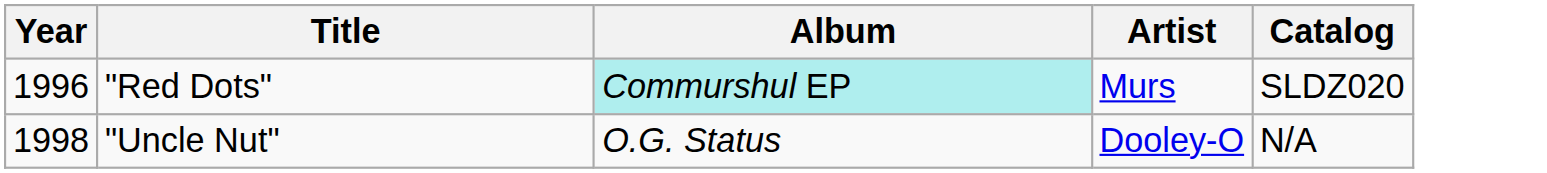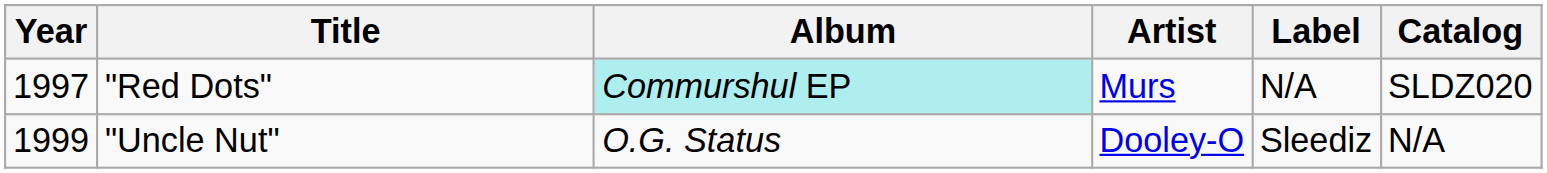+ column: (1316, 31)
(51, 85) 1996 -> (51, 85) 1997
(51, 140) 1998 -> (51, 140) 1999
